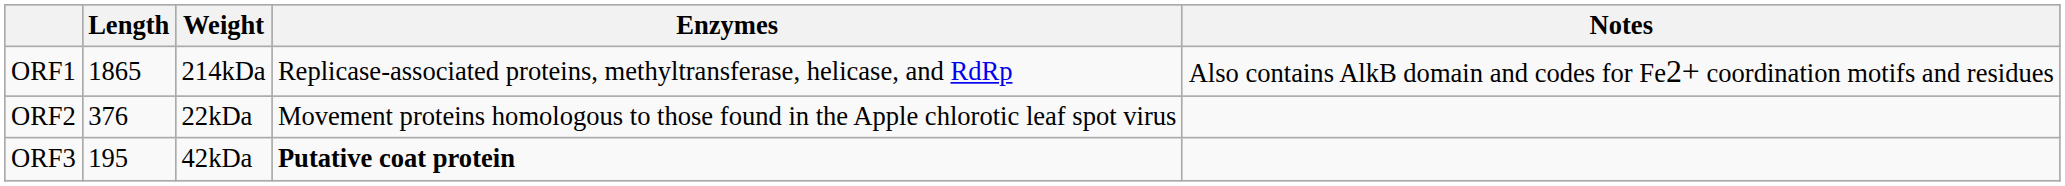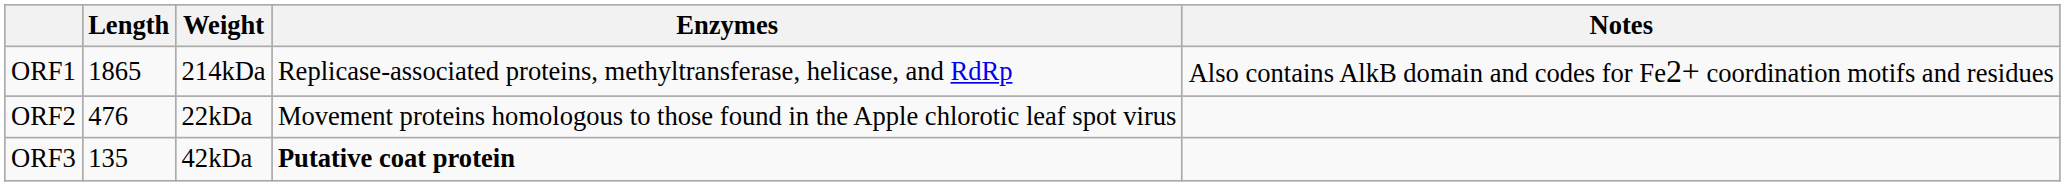(108, 116) 376 -> (108, 116) 476
(108, 158) 195 -> (108, 158) 135
